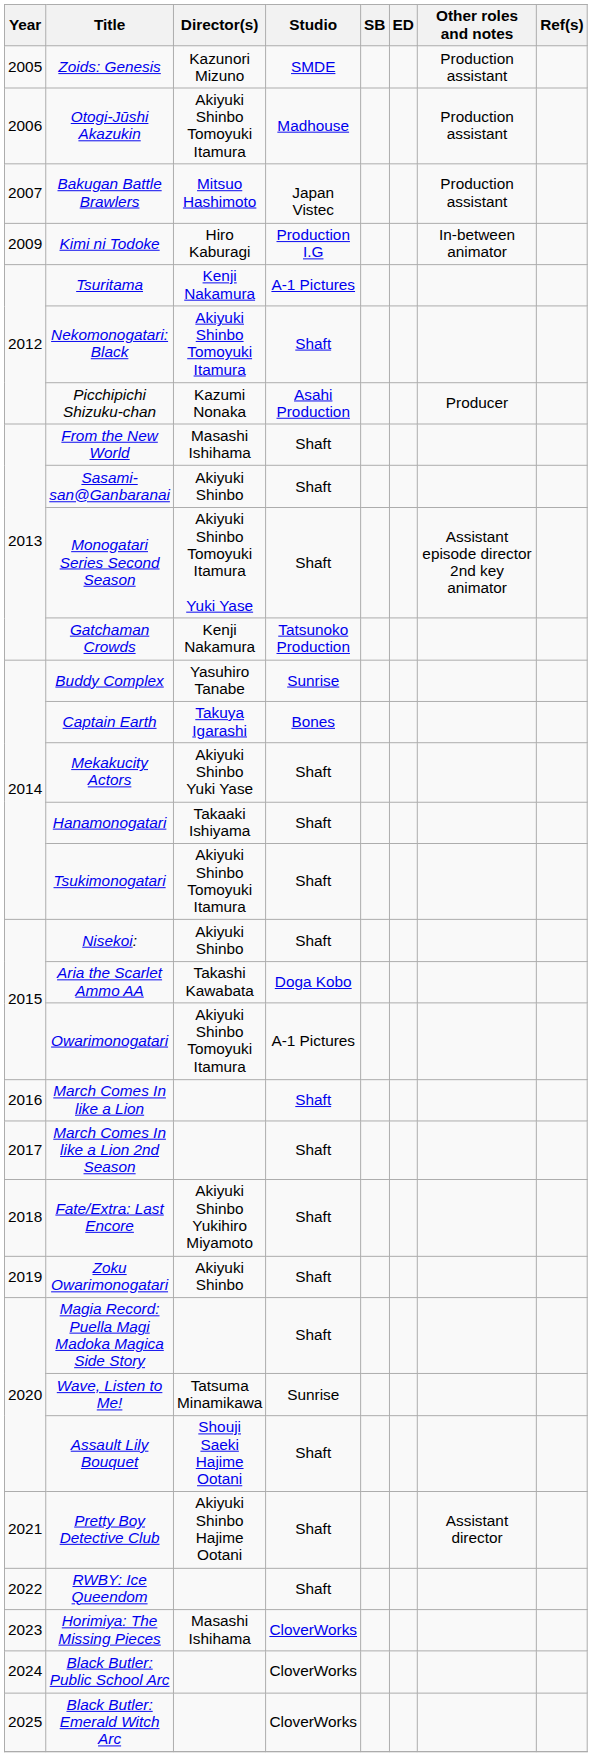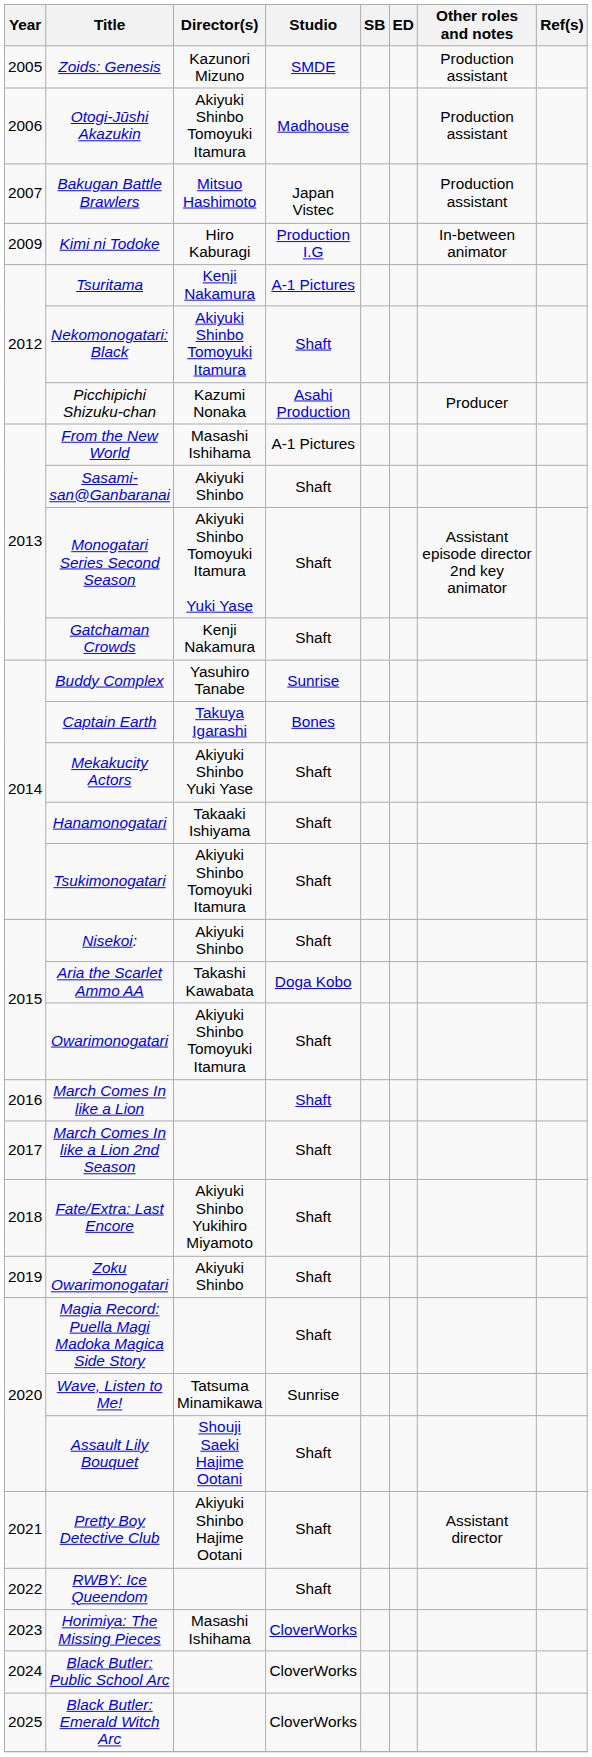(313, 444) Shaft -> (313, 444) A-1 Pictures
(313, 638) Tatsunoko Production -> (313, 638) Shaft
(313, 1041) A-1 Pictures -> (313, 1041) Shaft
